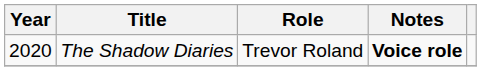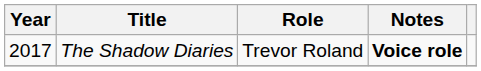(30, 50) 2020 -> (30, 50) 2017
